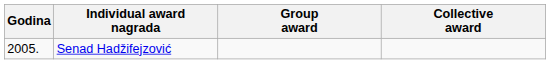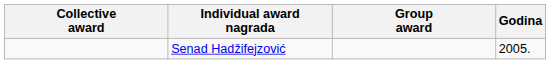columns swapped: (29, 21) <-> (463, 21)
